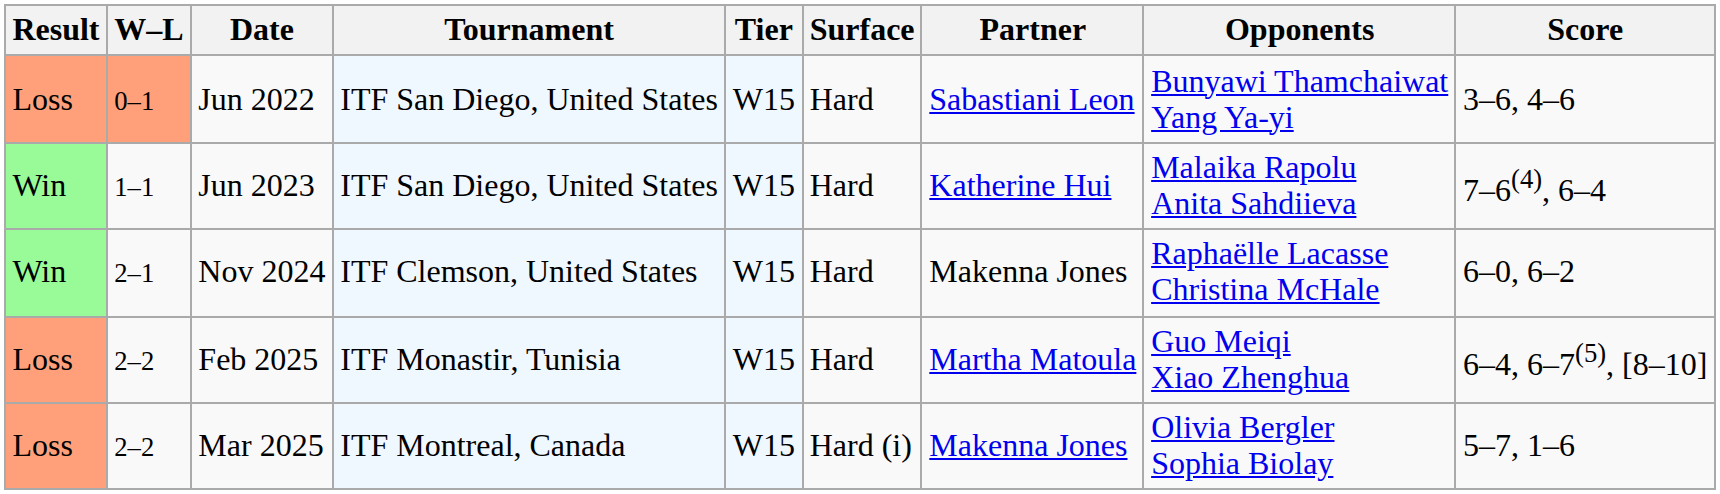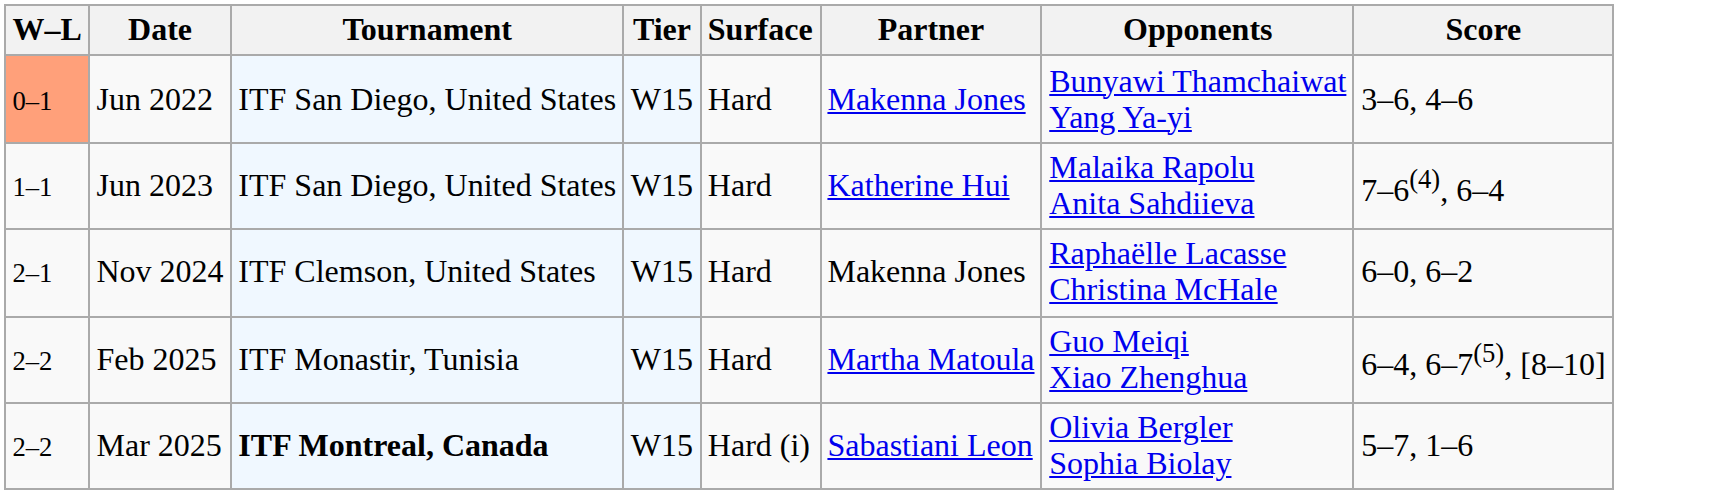- column: (56, 29)
(1032, 98) Sabastiani Leon -> (927, 98) Makenna Jones
(483, 445) normal -> (393, 445) bold
(1028, 445) Makenna Jones -> (930, 445) Sabastiani Leon
